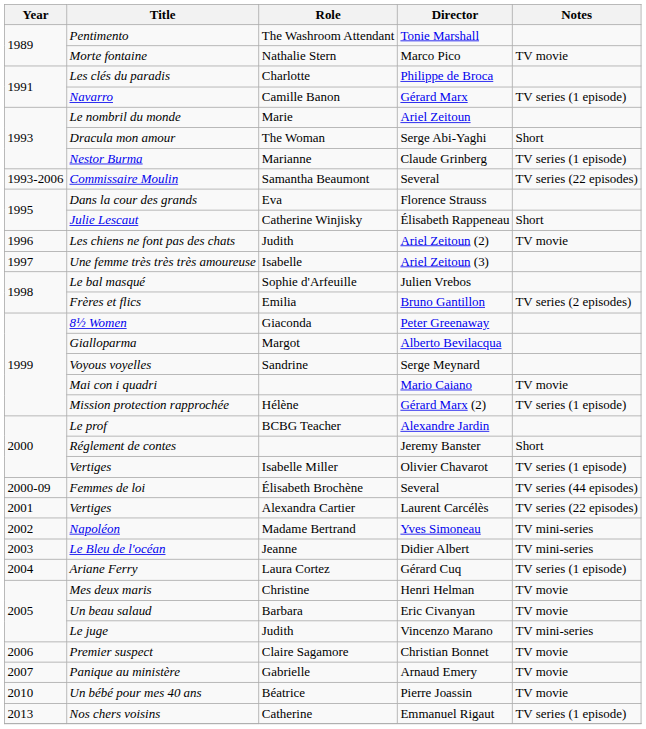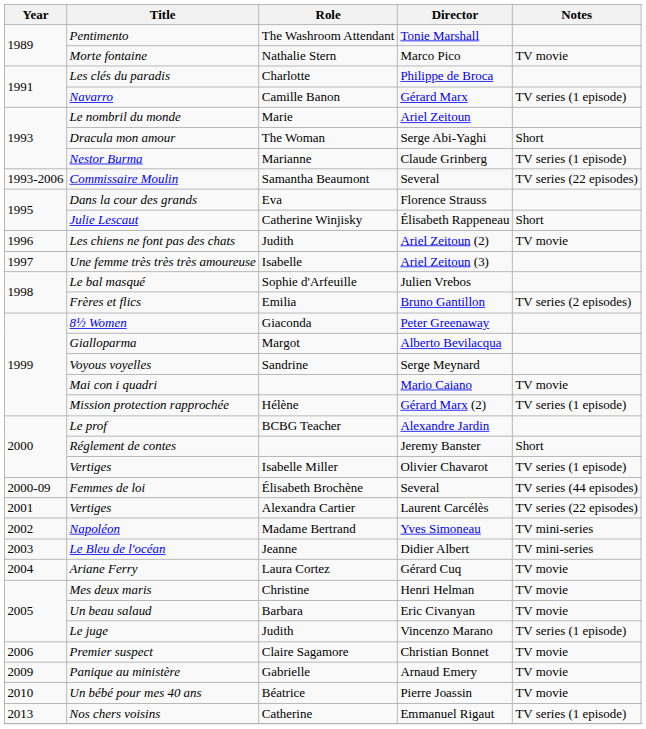(571, 569) TV series (1 episode) -> (542, 569) TV movie
(554, 631) TV mini-series -> (571, 631) TV series (1 episode)
(20, 672) 2007 -> (20, 672) 2009
